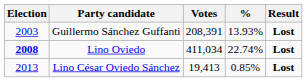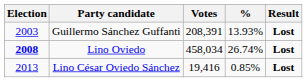(204, 49) 411,034 -> (204, 49) 458,034
(245, 49) 22.74% -> (245, 49) 26.74%
(204, 67) 19,413 -> (204, 67) 19,416
